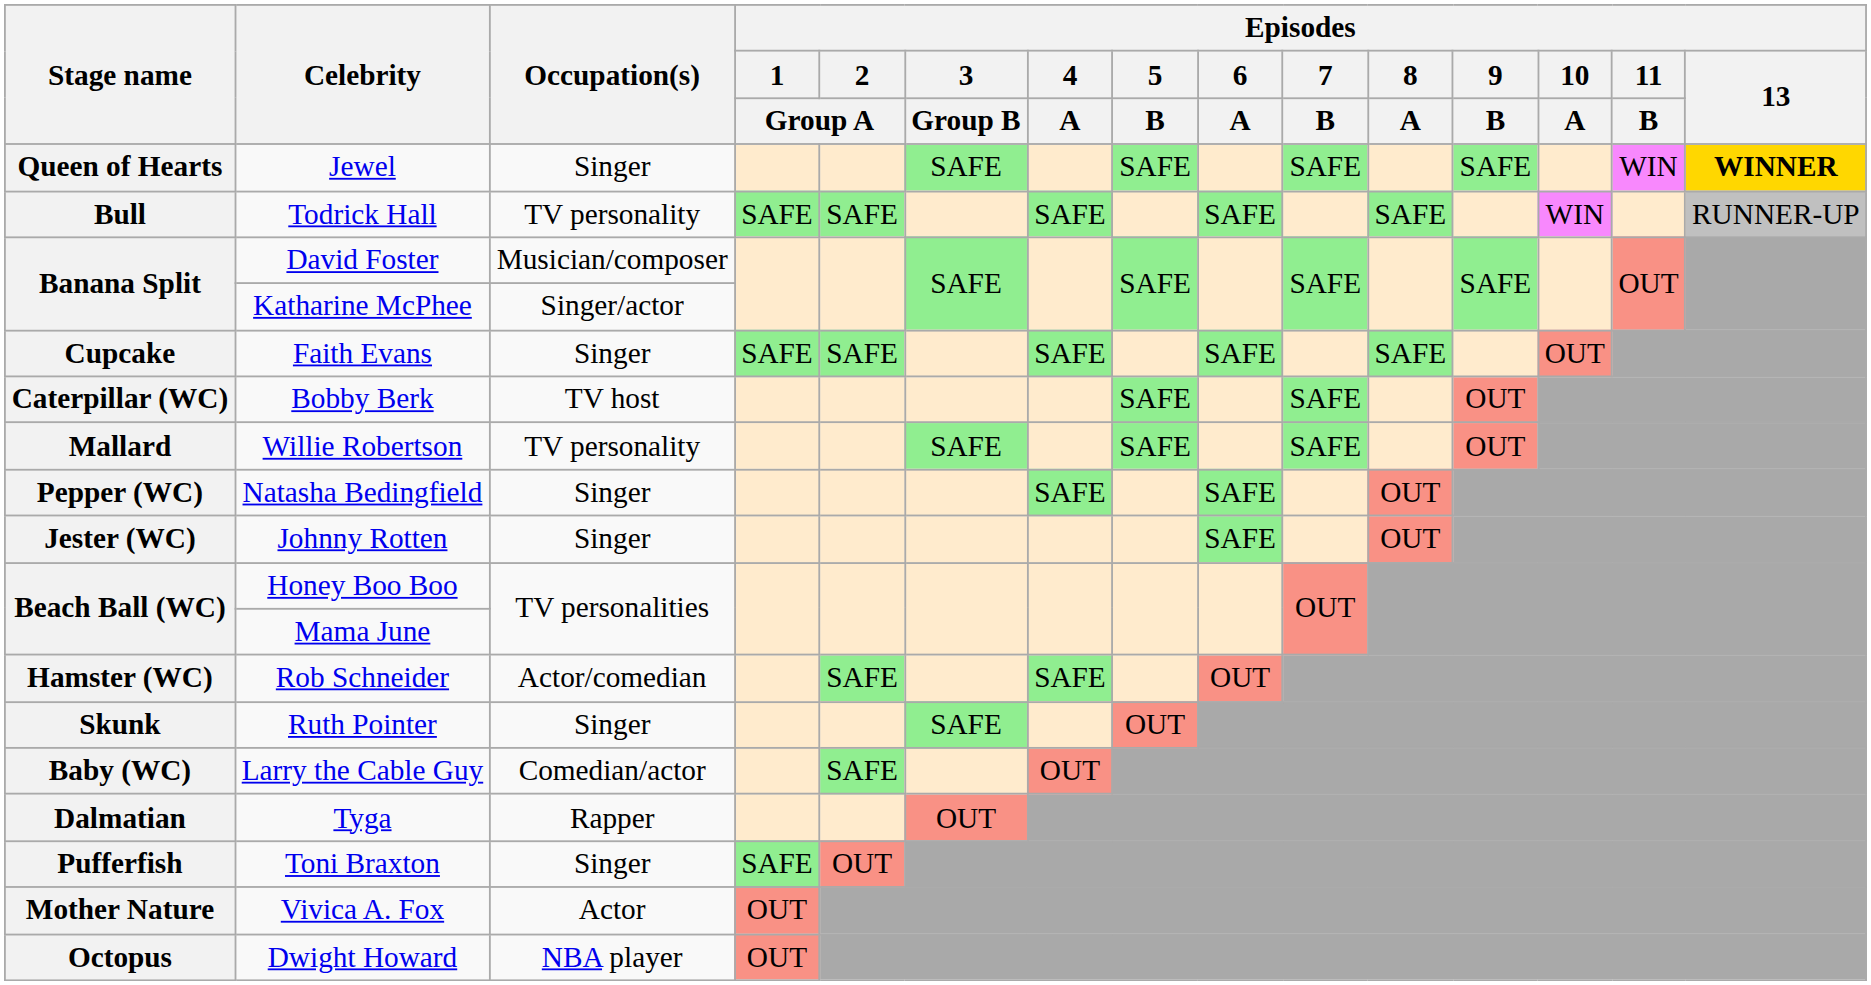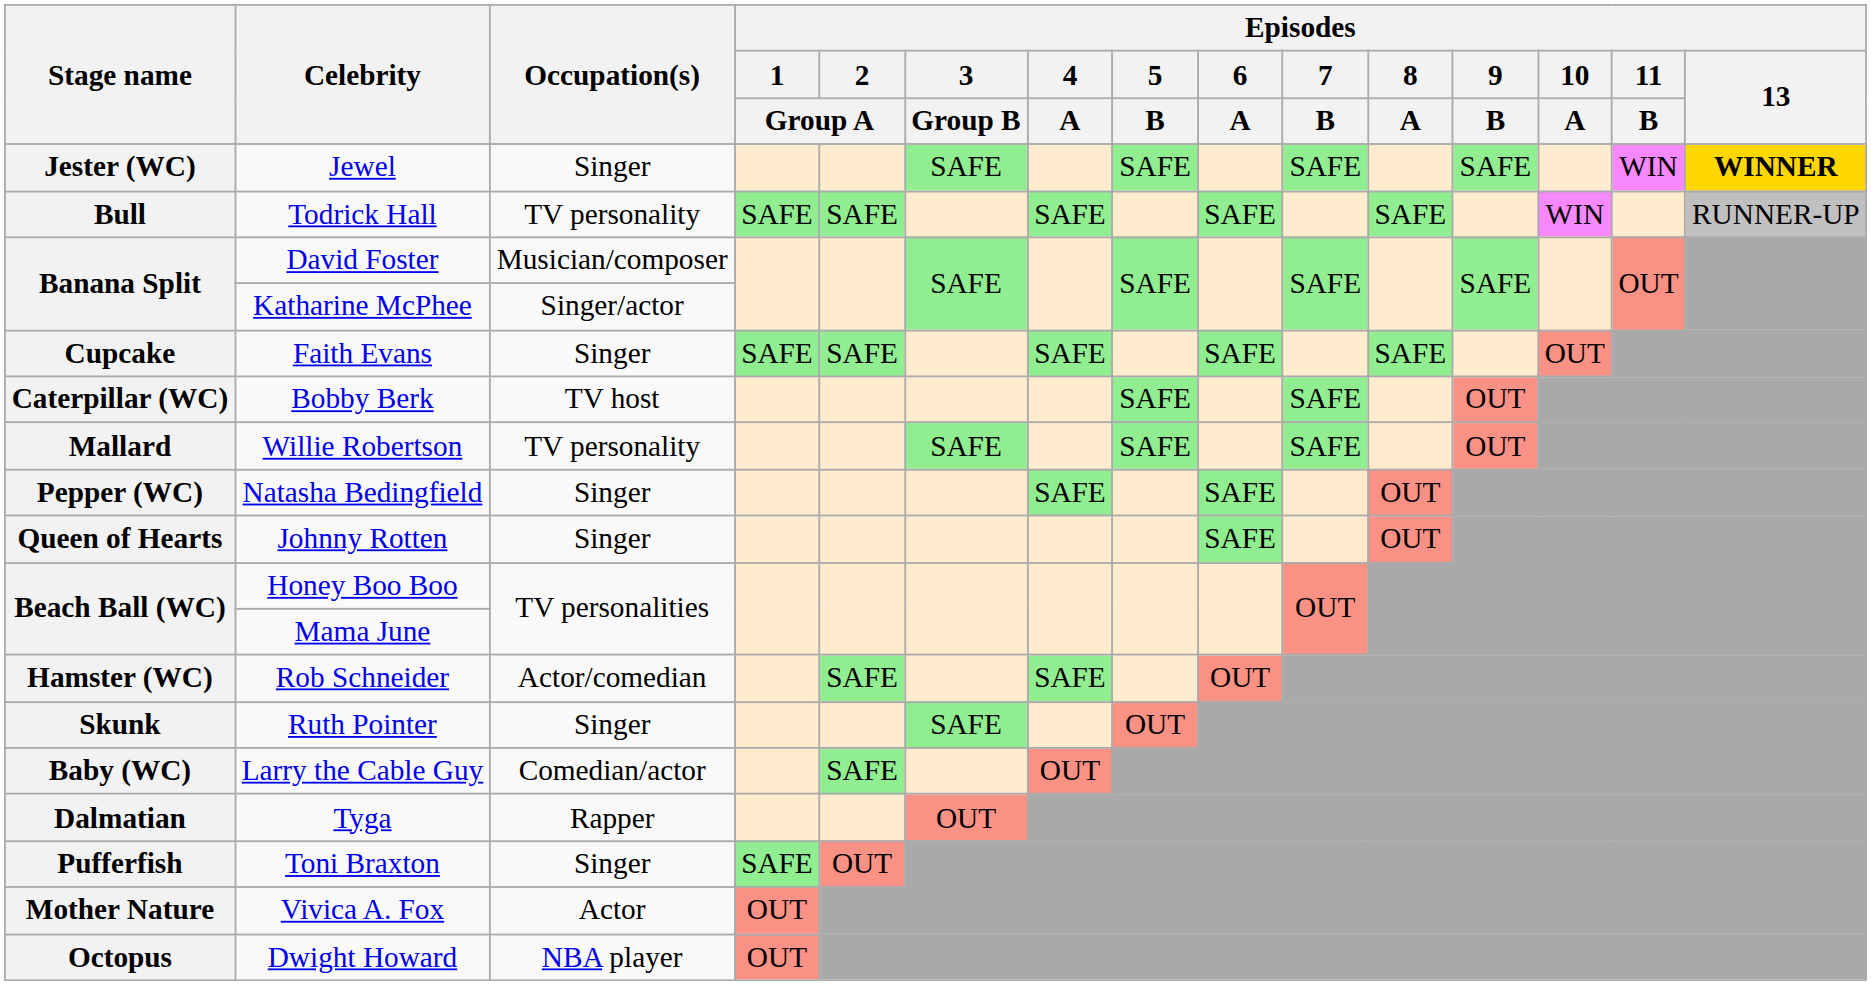(120, 167) Queen of Hearts -> (120, 167) Jester (WC)
(120, 538) Jester (WC) -> (120, 538) Queen of Hearts
